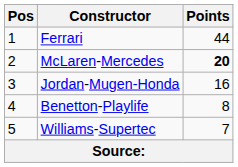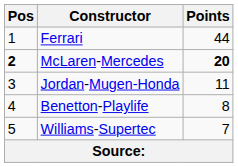(12, 61) normal -> (12, 61) bold
(222, 84) 16 -> (222, 84) 11
